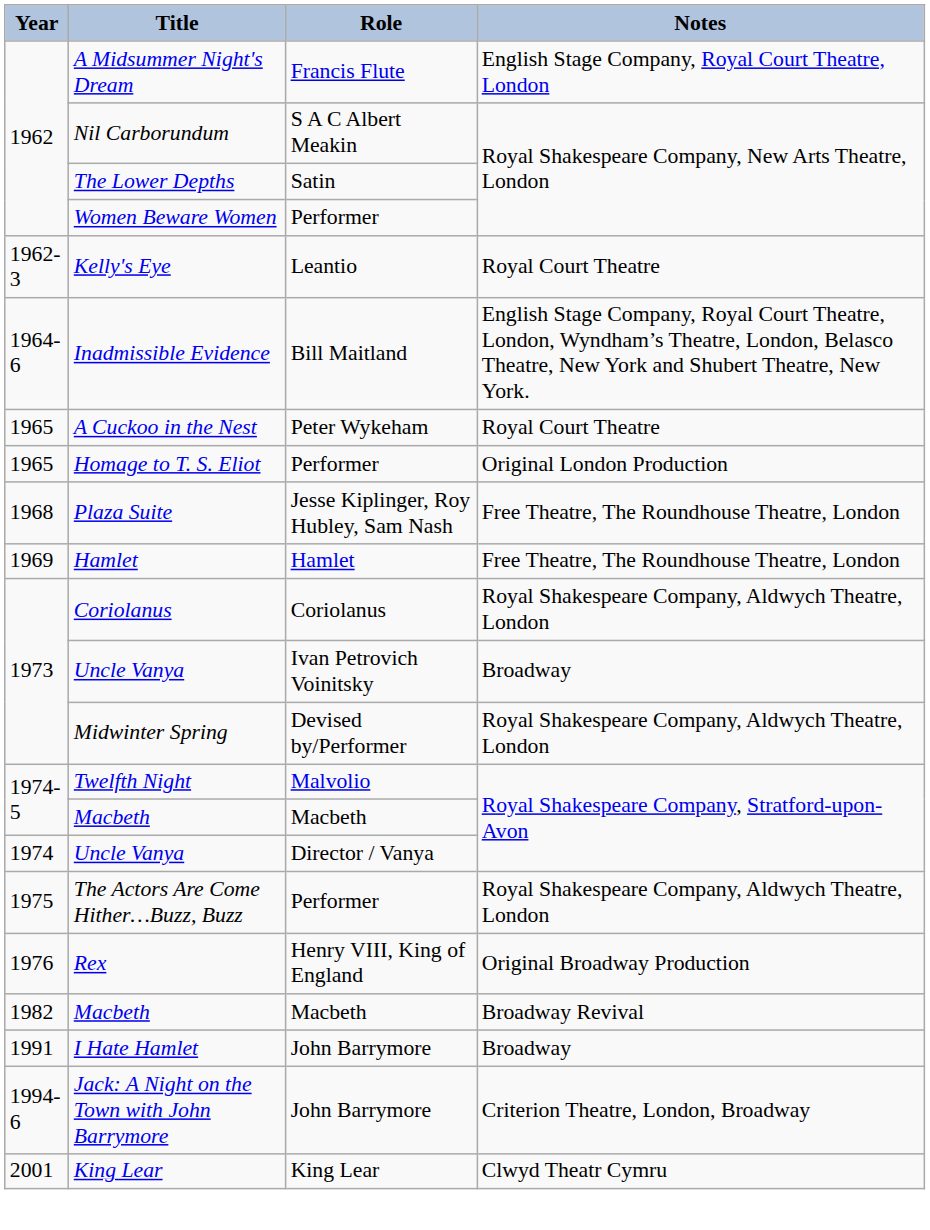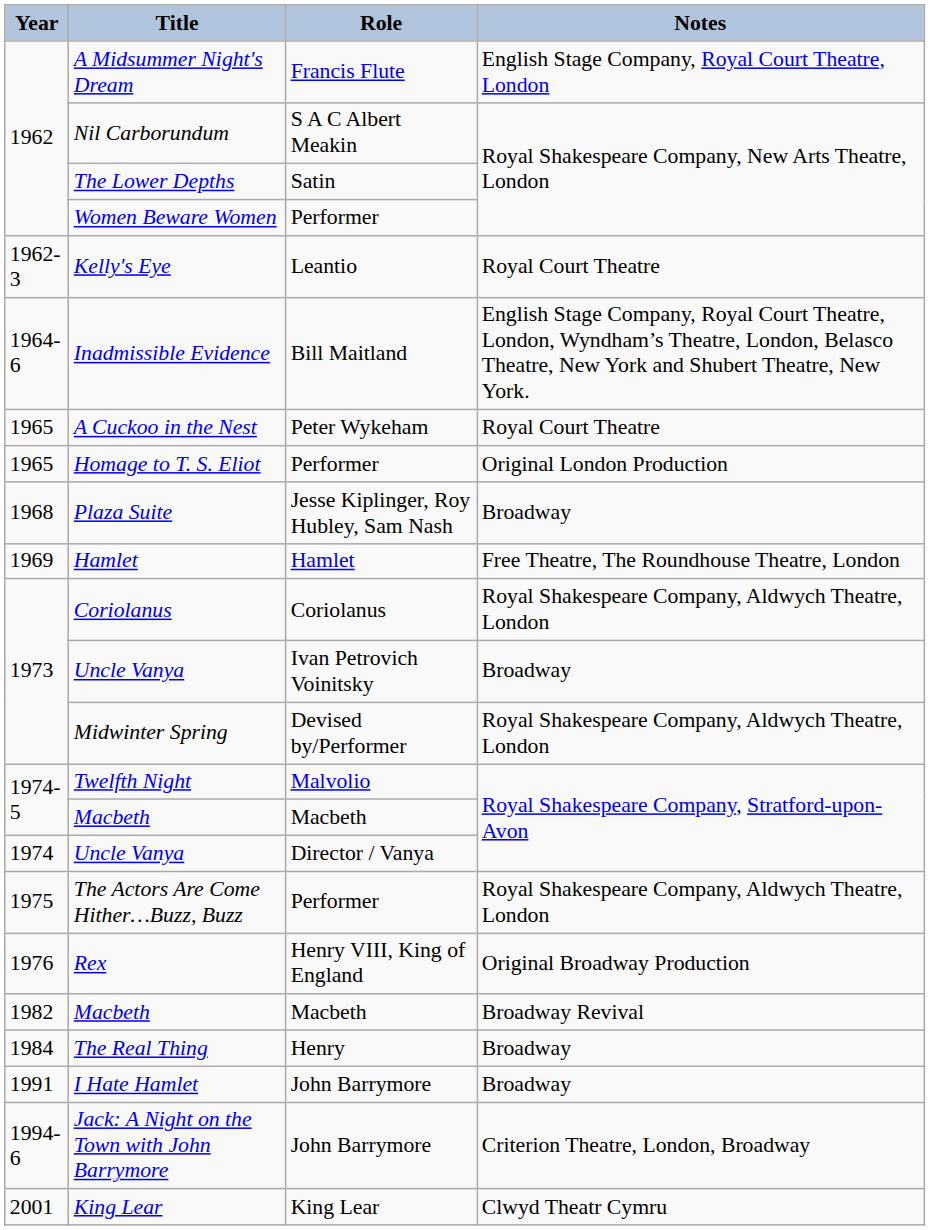(691, 512) Free Theatre, The Roundhouse Theatre, London -> (526, 512) Broadway
+ row: (32, 1048)
